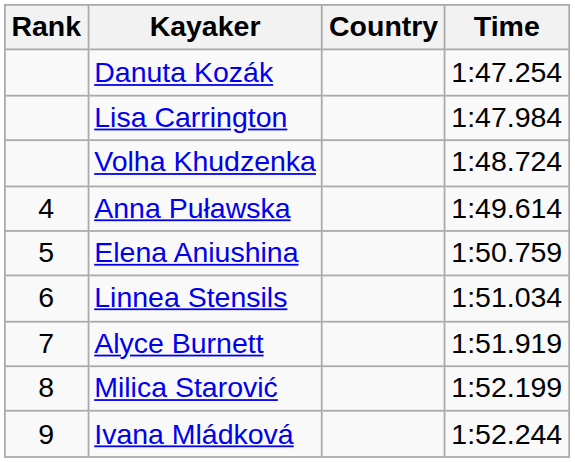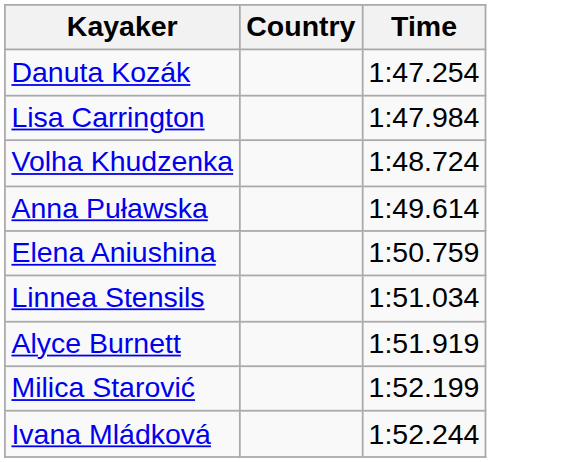- column: (46, 27)
